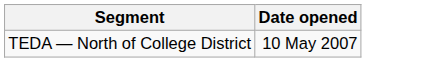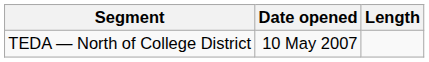+ column: (393, 17)
